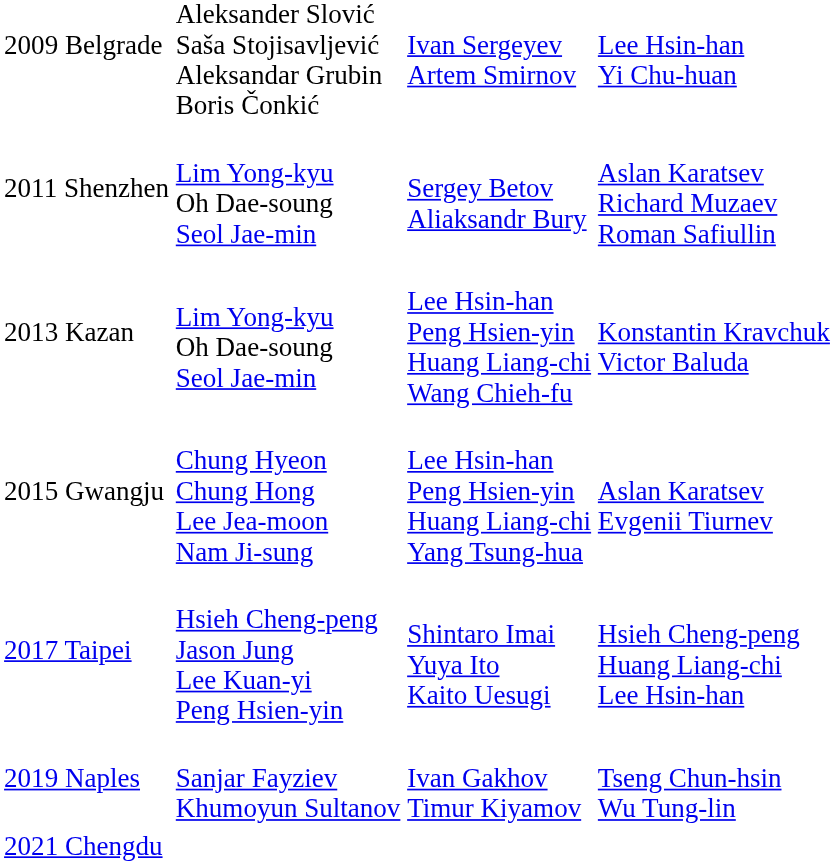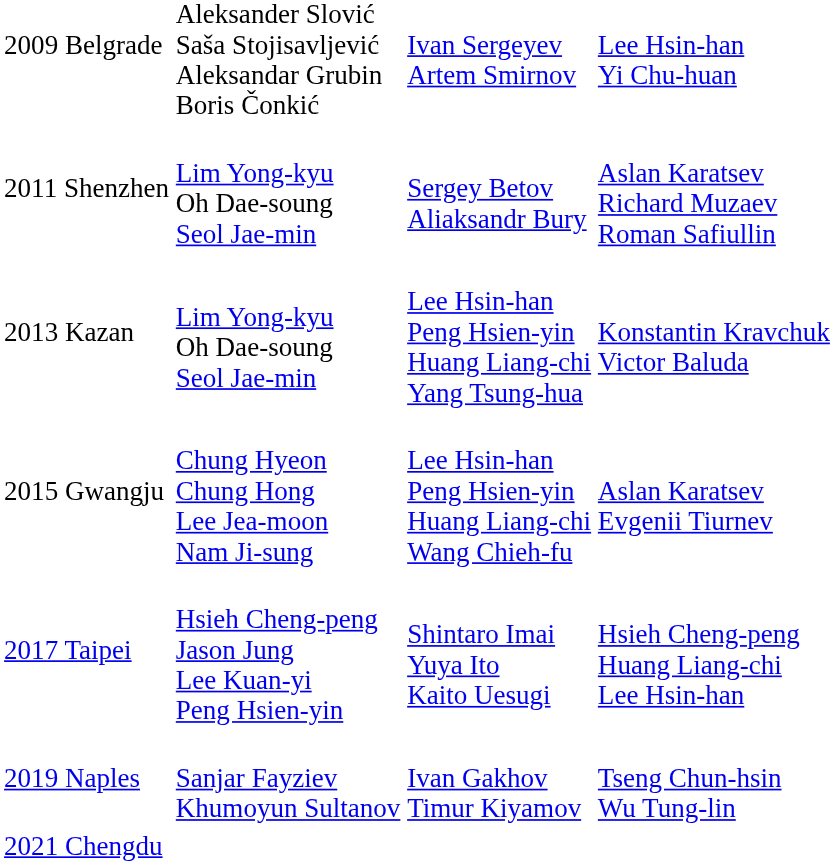(499, 347) Lee Hsin-han Peng Hsien-yin Huang Liang-chi Wang Chieh-fu -> (499, 347) Lee Hsin-han Peng Hsien-yin Huang Liang-chi Yang Tsung-hua
(499, 506) Lee Hsin-han Peng Hsien-yin Huang Liang-chi Yang Tsung-hua -> (499, 506) Lee Hsin-han Peng Hsien-yin Huang Liang-chi Wang Chieh-fu
